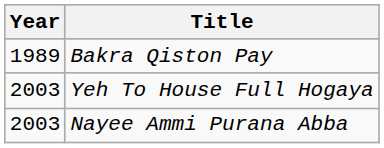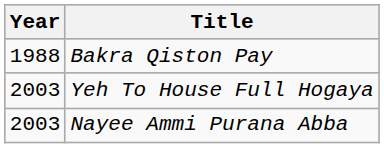(35, 56) 1989 -> (35, 56) 1988
